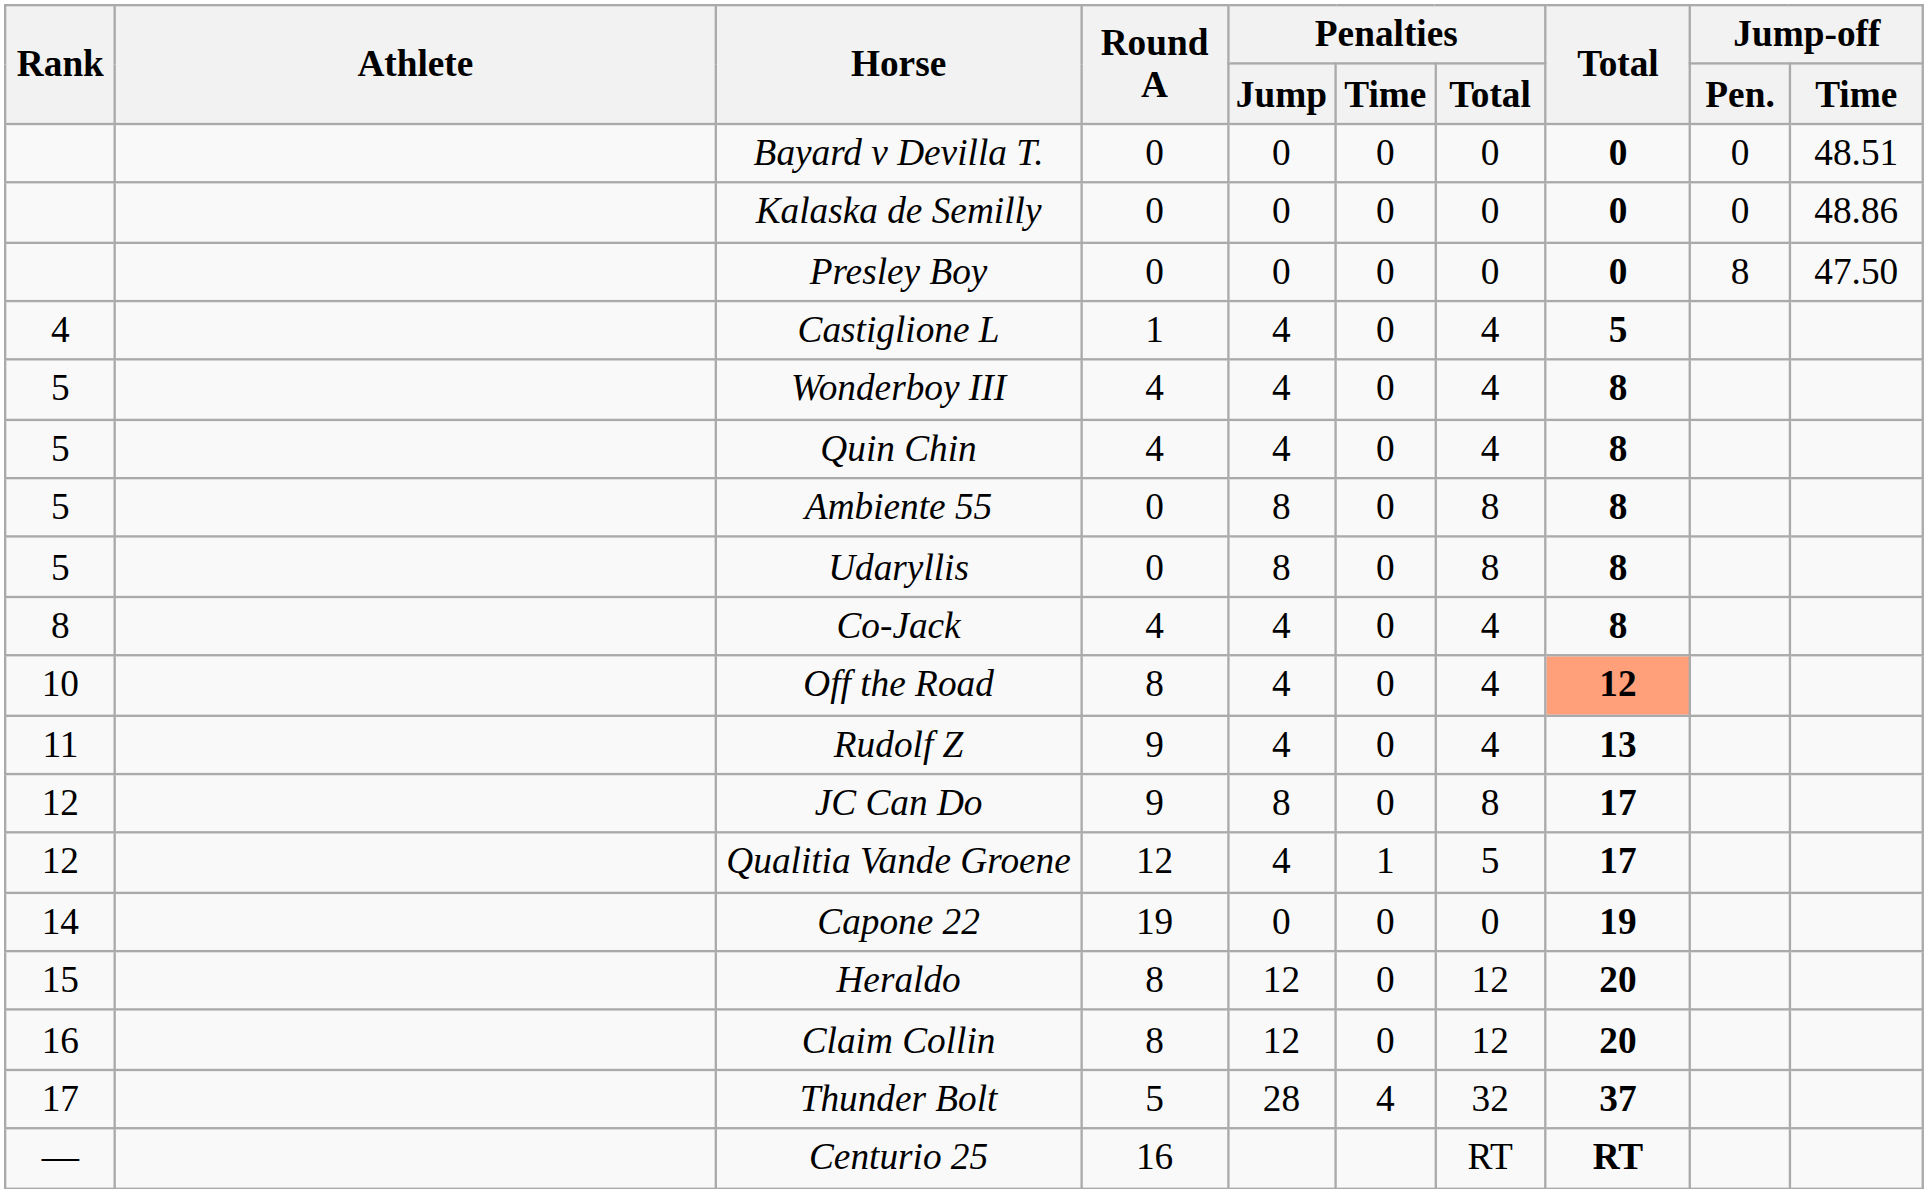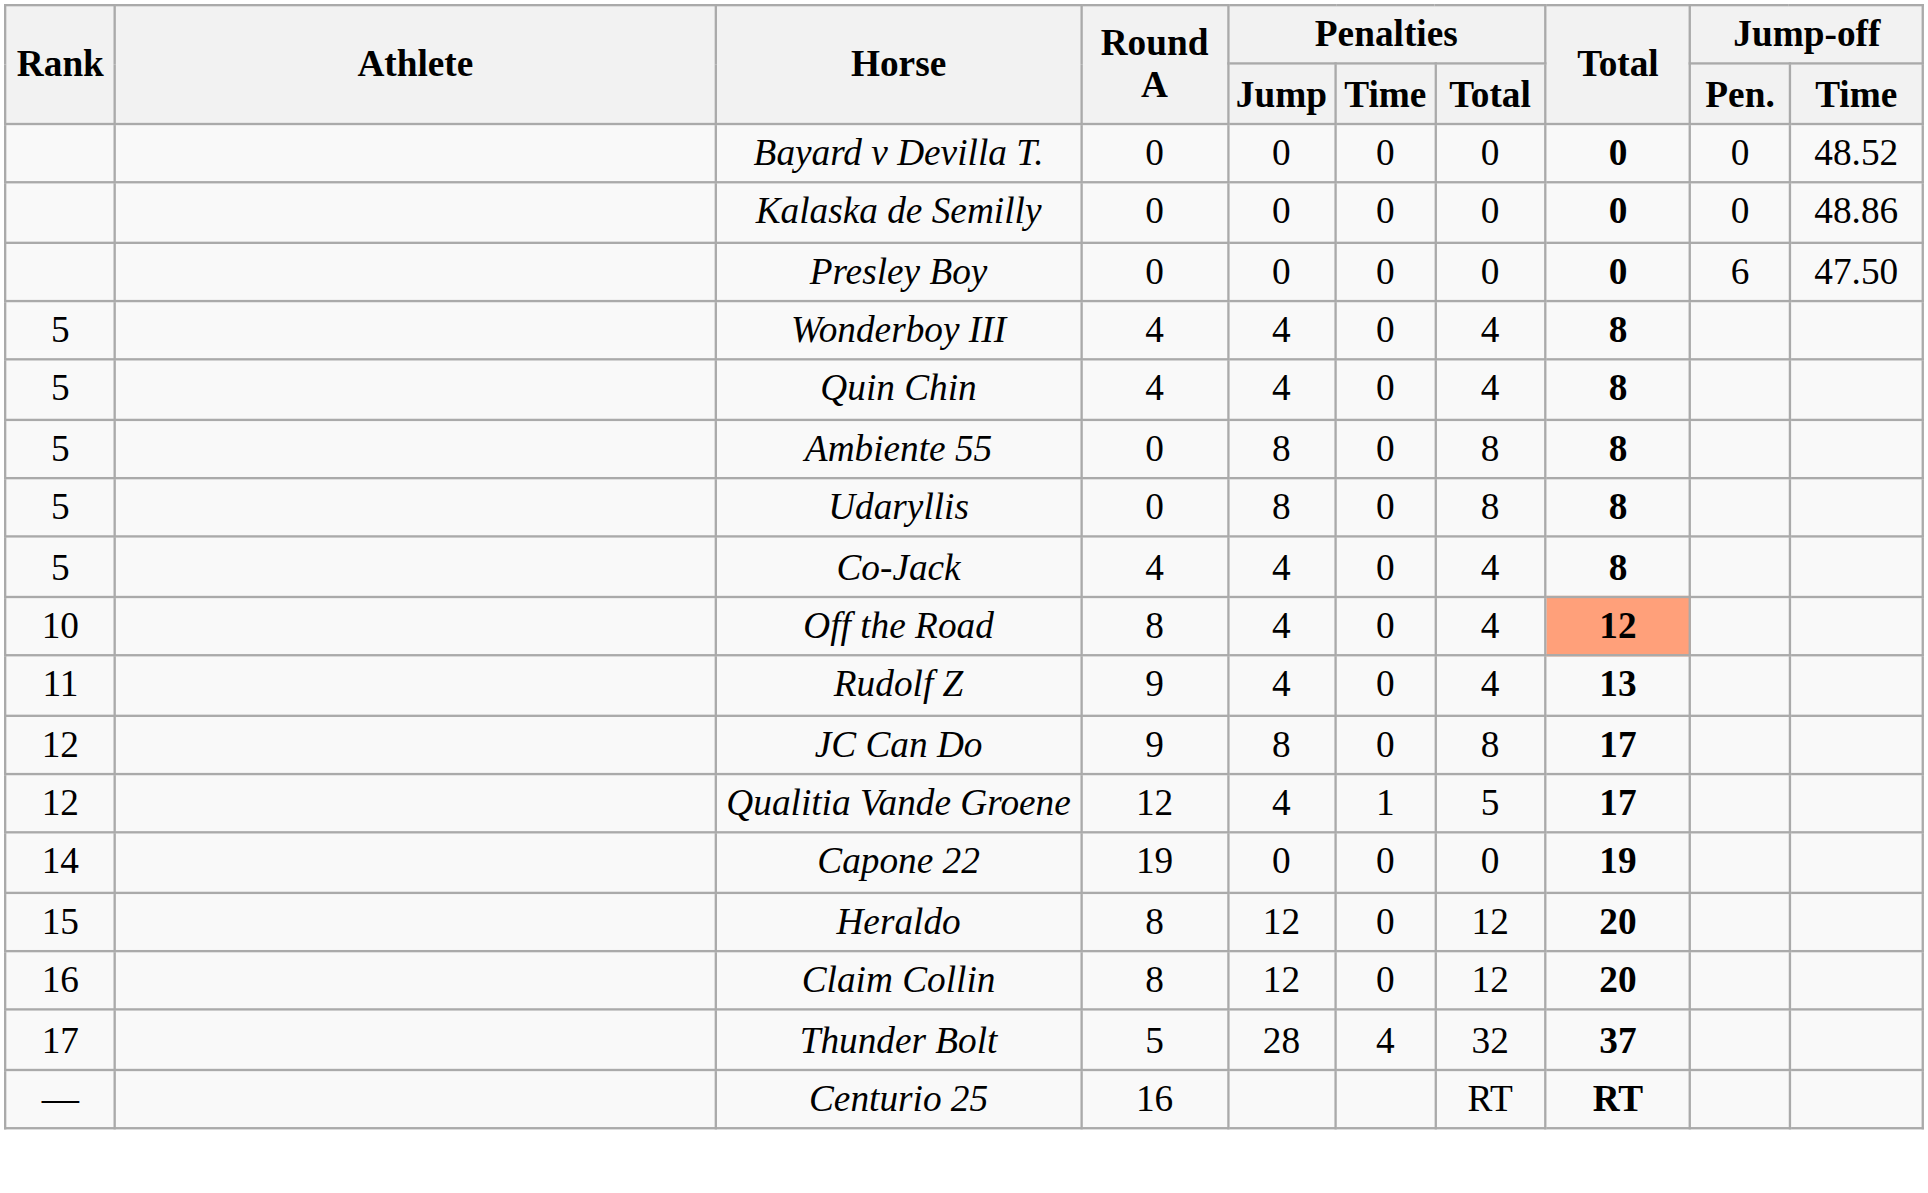(1856, 152) 48.51 -> (1856, 152) 48.52
(1740, 270) 8 -> (1740, 270) 6
- row: (899, 329)
(60, 625) 8 -> (60, 566) 5
